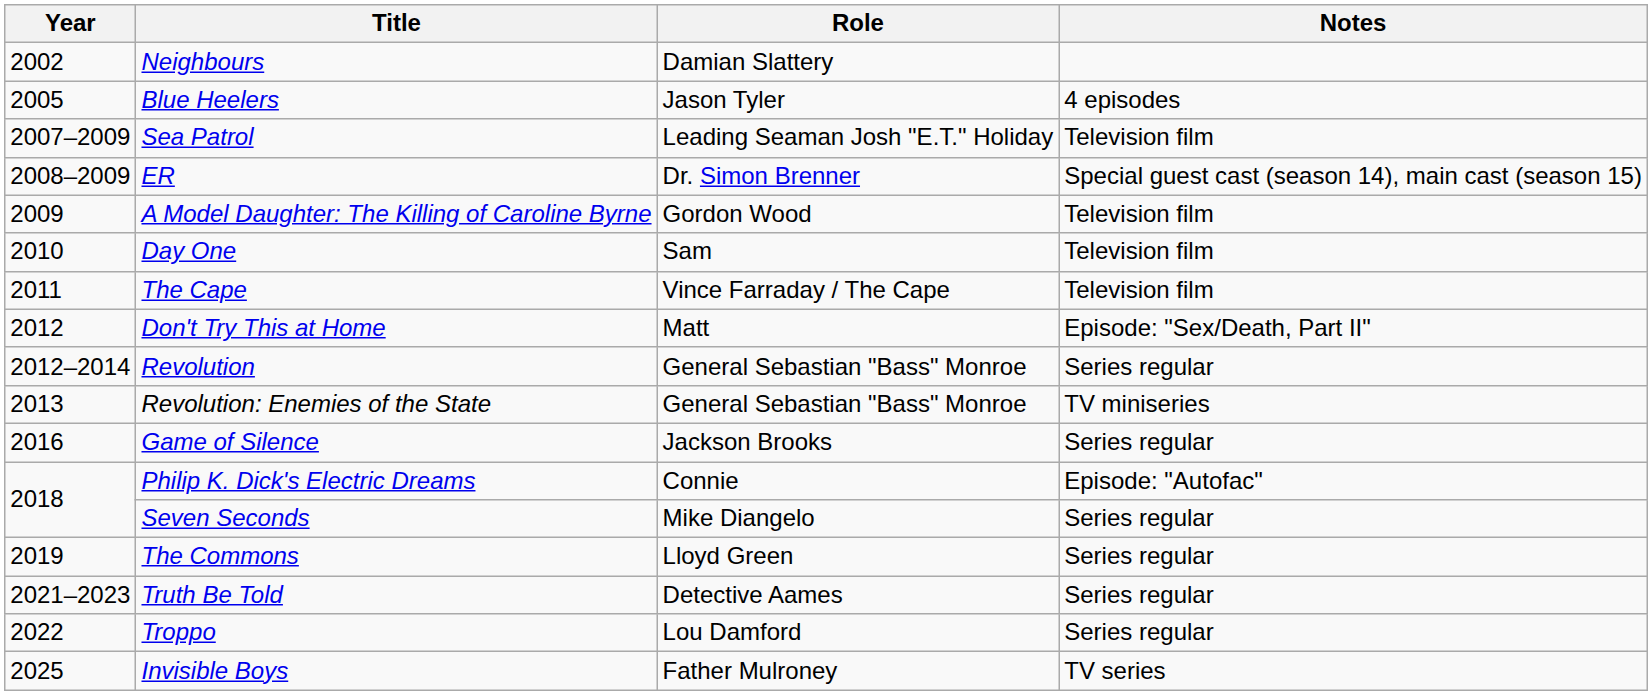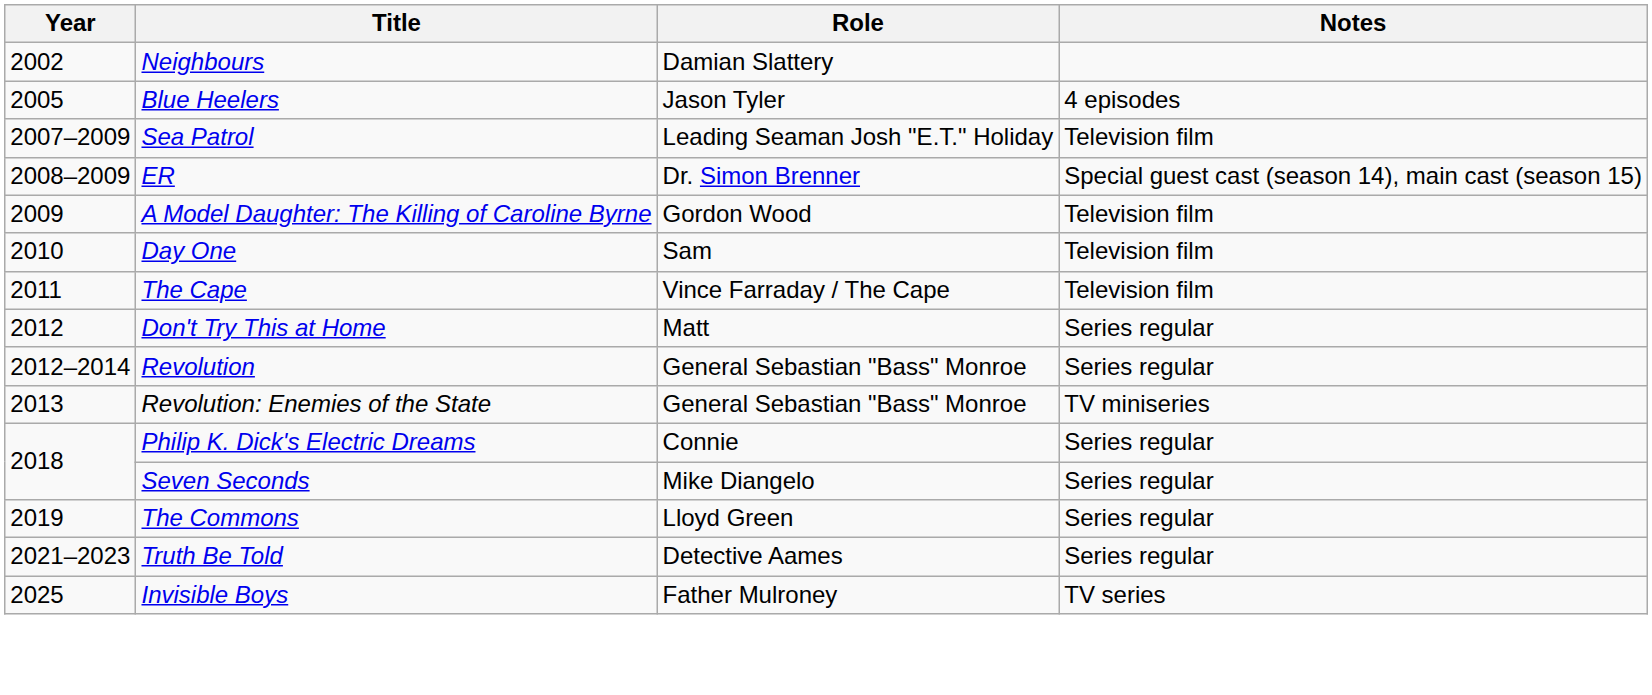(1218, 328) Episode: "Sex/Death, Part II" -> (1139, 328) Series regular
- row: (230, 442)
(1164, 480) Episode: "Autofac" -> (1139, 442) Series regular
- row: (179, 632)
